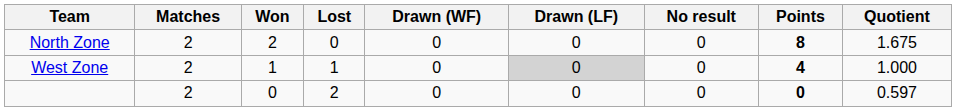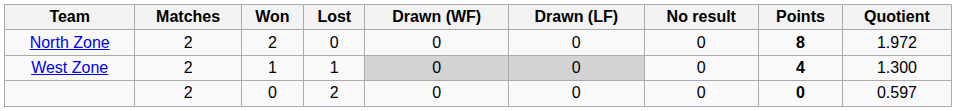(897, 42) 1.675 -> (897, 42) 1.972
(437, 67) no background -> (437, 67) lightgrey background
(897, 67) 1.000 -> (897, 67) 1.300
